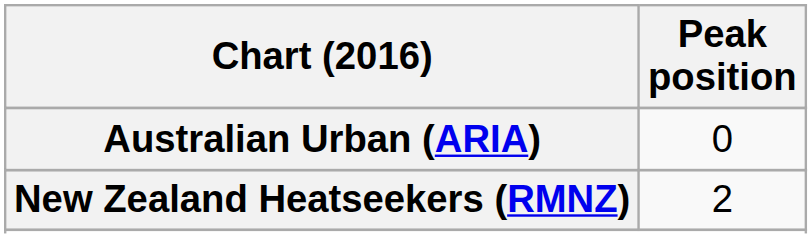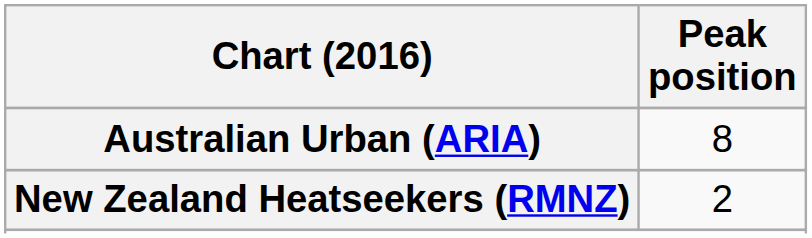(722, 138) 0 -> (722, 138) 8
